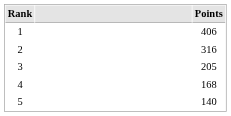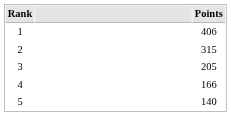(209, 49) 316 -> (209, 49) 315
(209, 84) 168 -> (209, 84) 166
